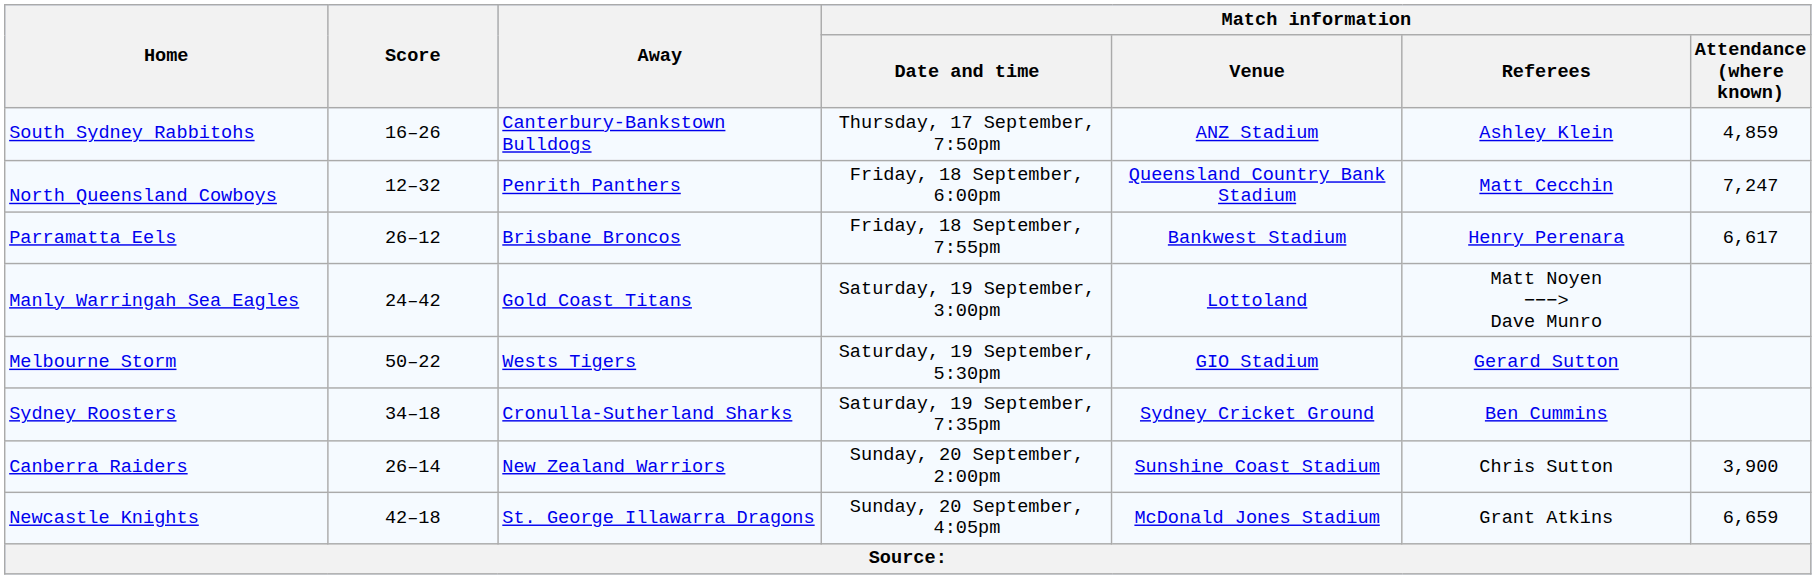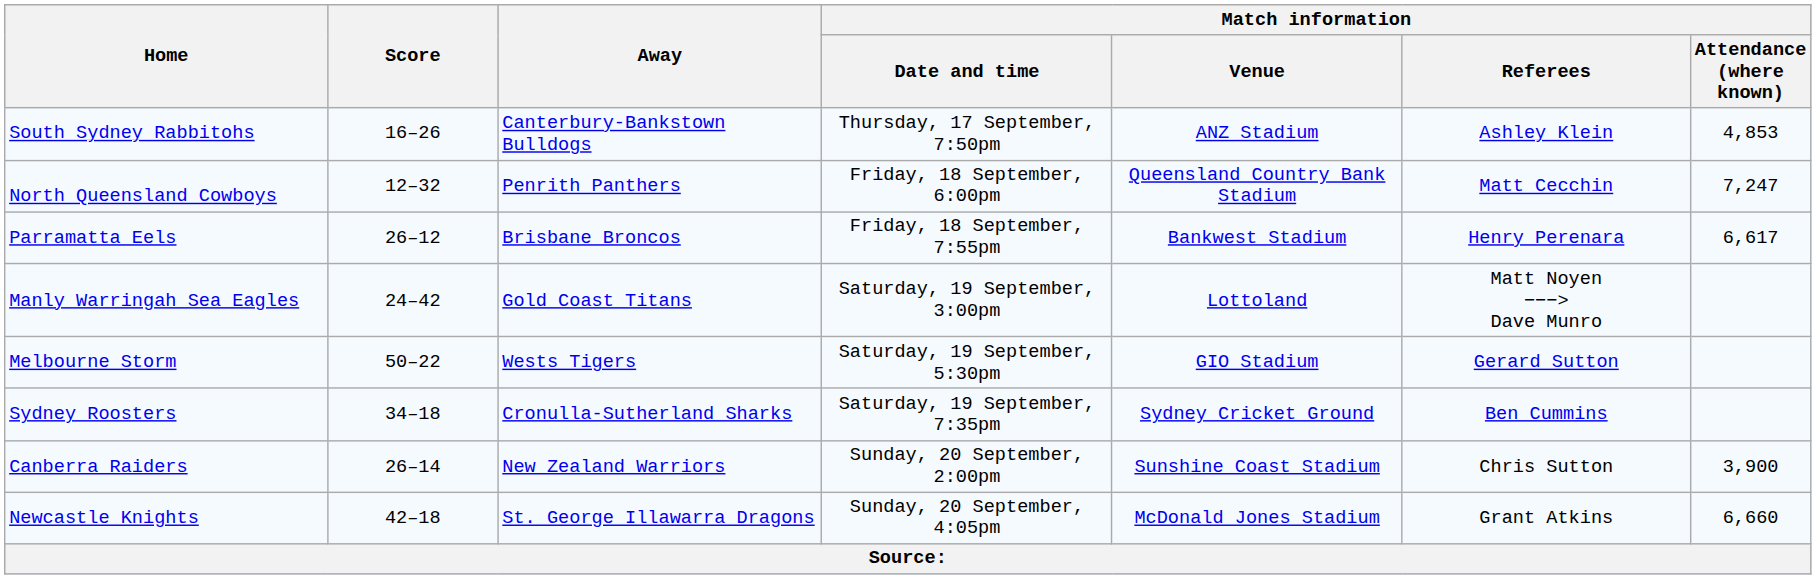(1751, 134) 4,859 -> (1751, 134) 4,853
(1751, 518) 6,659 -> (1751, 518) 6,660
